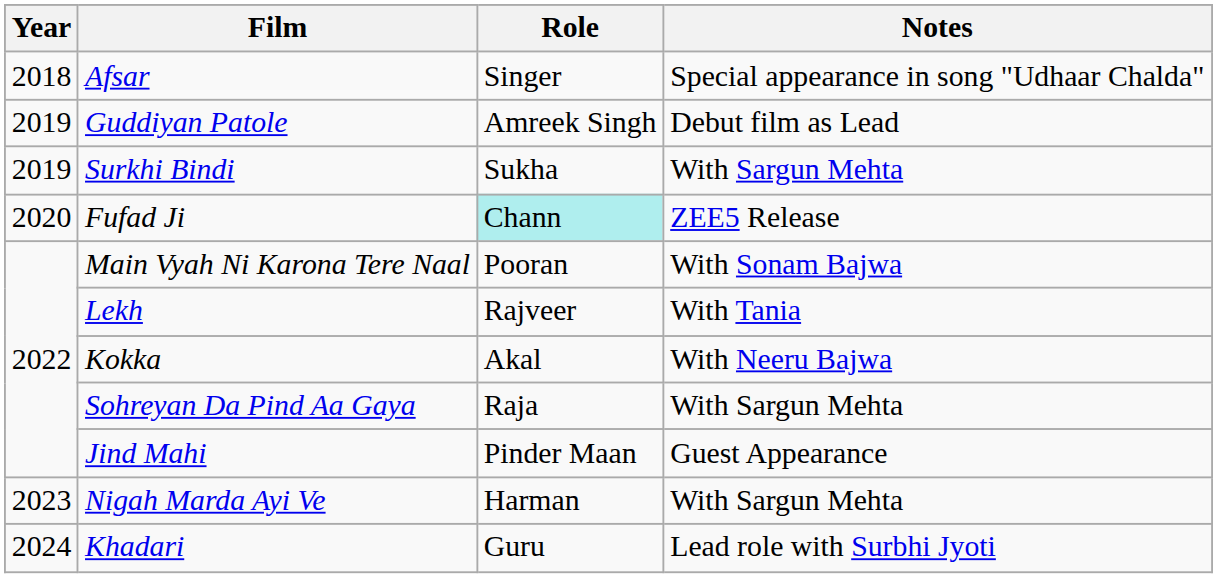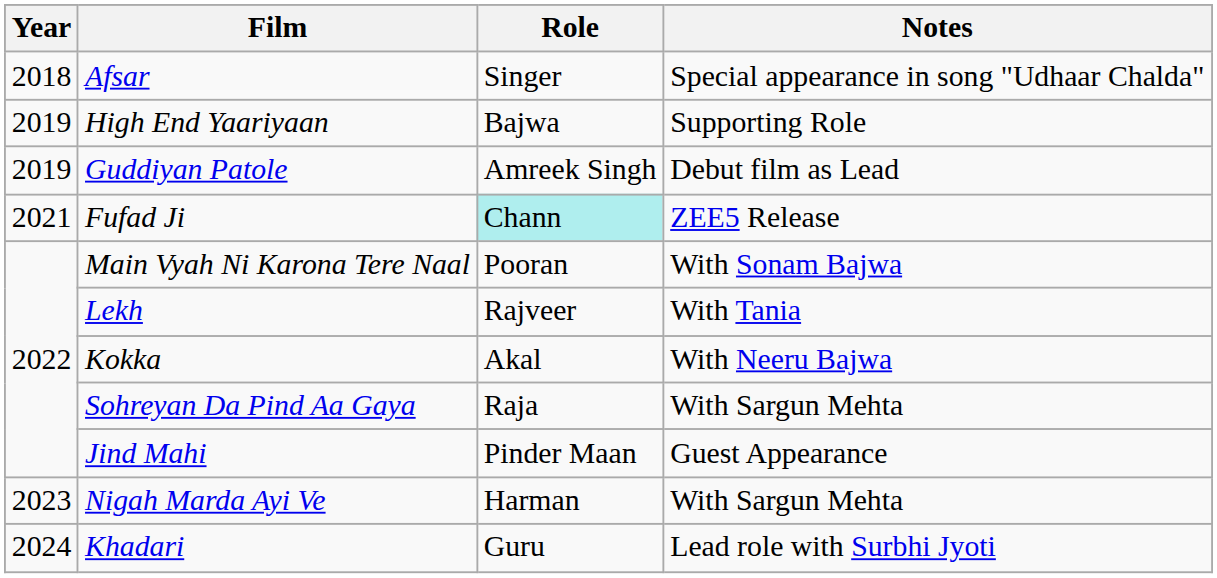+ row: (207, 122)
- row: (160, 169)
(42, 216) 2020 -> (42, 216) 2021
